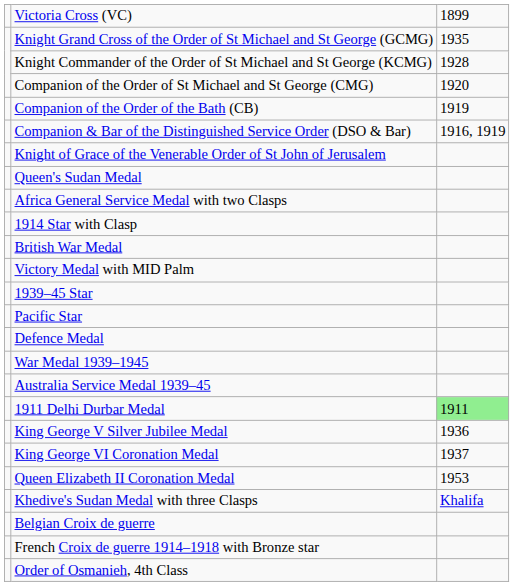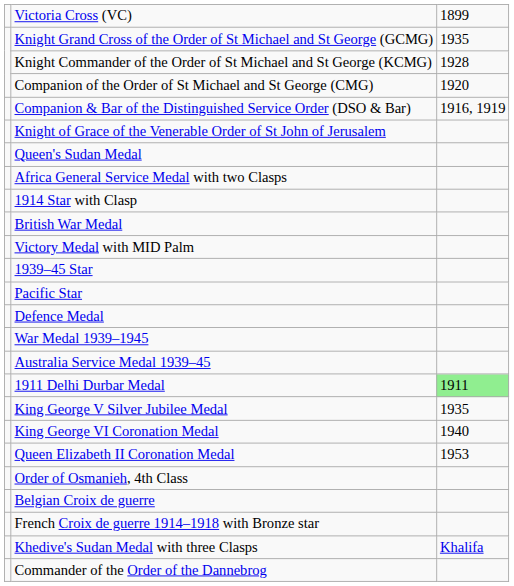- row: (136, 108)
(454, 431) 1936 -> (454, 408) 1935
(454, 454) 1937 -> (454, 431) 1940
rows swapped: (101, 570) <-> (136, 500)
+ row: (141, 570)
